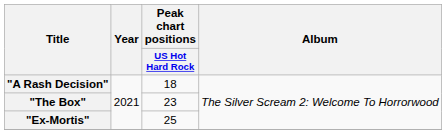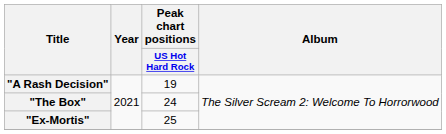(170, 83) 18 -> (170, 83) 19
(170, 102) 23 -> (170, 102) 24
